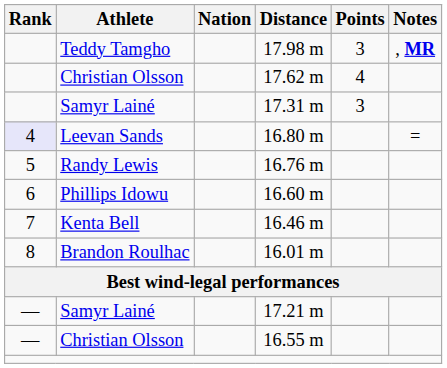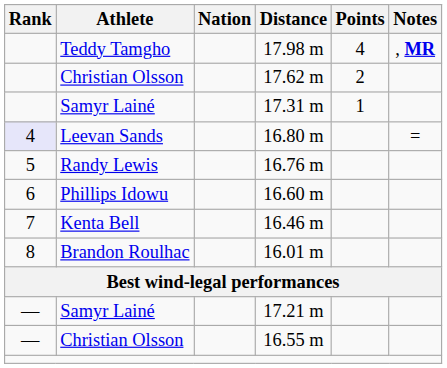(360, 48) 3 -> (360, 48) 4
(360, 77) 4 -> (360, 77) 2
(360, 106) 3 -> (360, 106) 1
